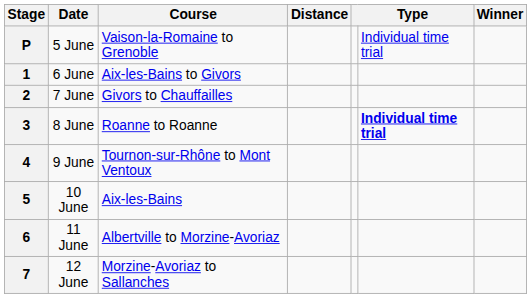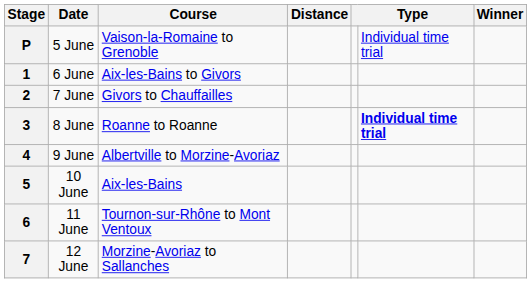(186, 163) Tournon-sur-Rhône to Mont Ventoux -> (191, 155) Albertville to Morzine-Avoriaz
(191, 237) Albertville to Morzine-Avoriaz -> (186, 222) Tournon-sur-Rhône to Mont Ventoux
